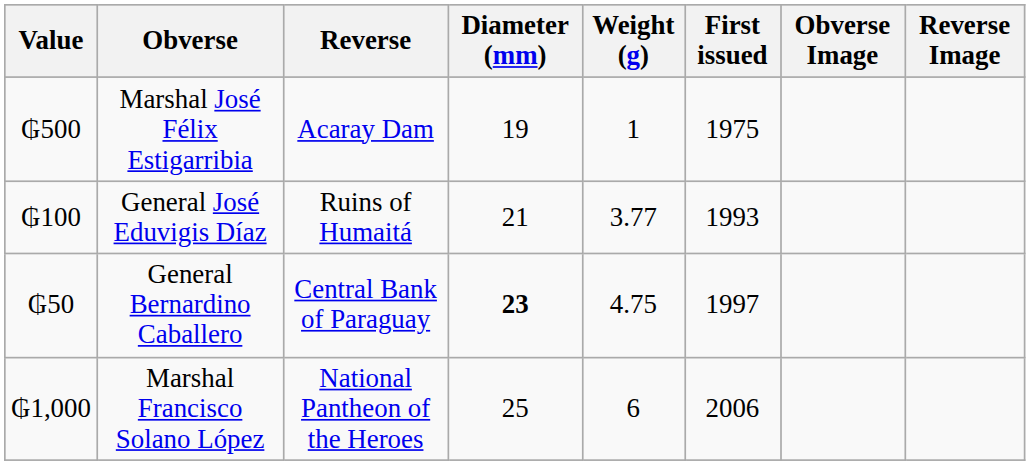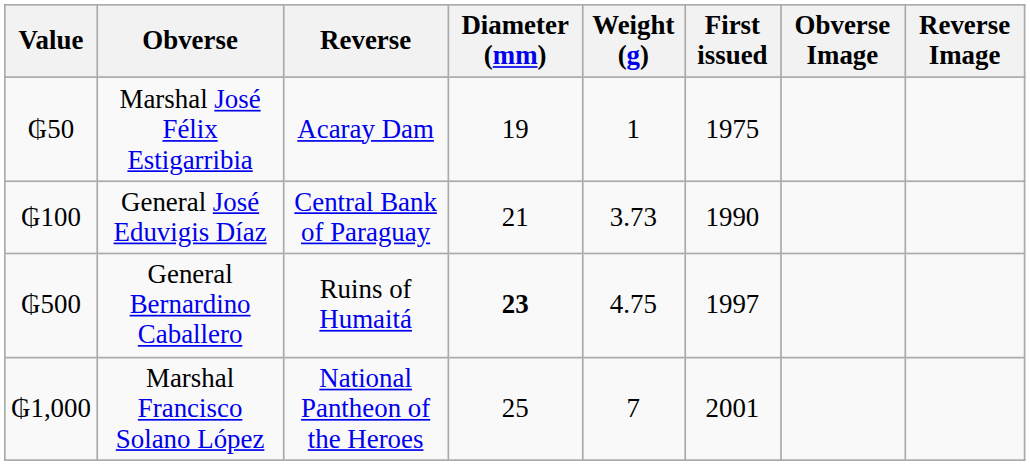(51, 128) ₲500 -> (51, 128) ₲50
(366, 216) Ruins of Humaitá -> (366, 216) Central Bank of Paraguay
(633, 216) 3.77 -> (633, 216) 3.73
(732, 216) 1993 -> (732, 216) 1990
(51, 304) ₲50 -> (51, 304) ₲500
(366, 304) Central Bank of Paraguay -> (366, 304) Ruins of Humaitá
(633, 408) 6 -> (633, 408) 7
(732, 408) 2006 -> (732, 408) 2001
